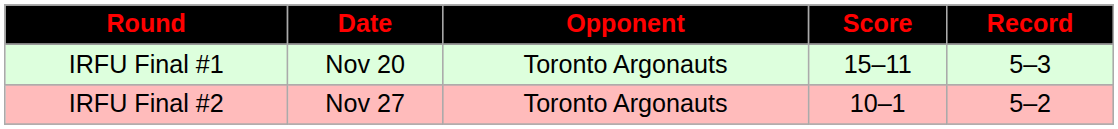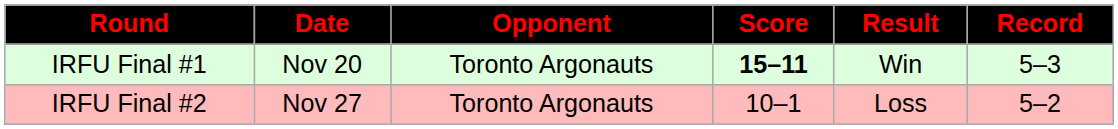+ column: (901, 24)
(878, 64) normal -> (774, 64) bold
